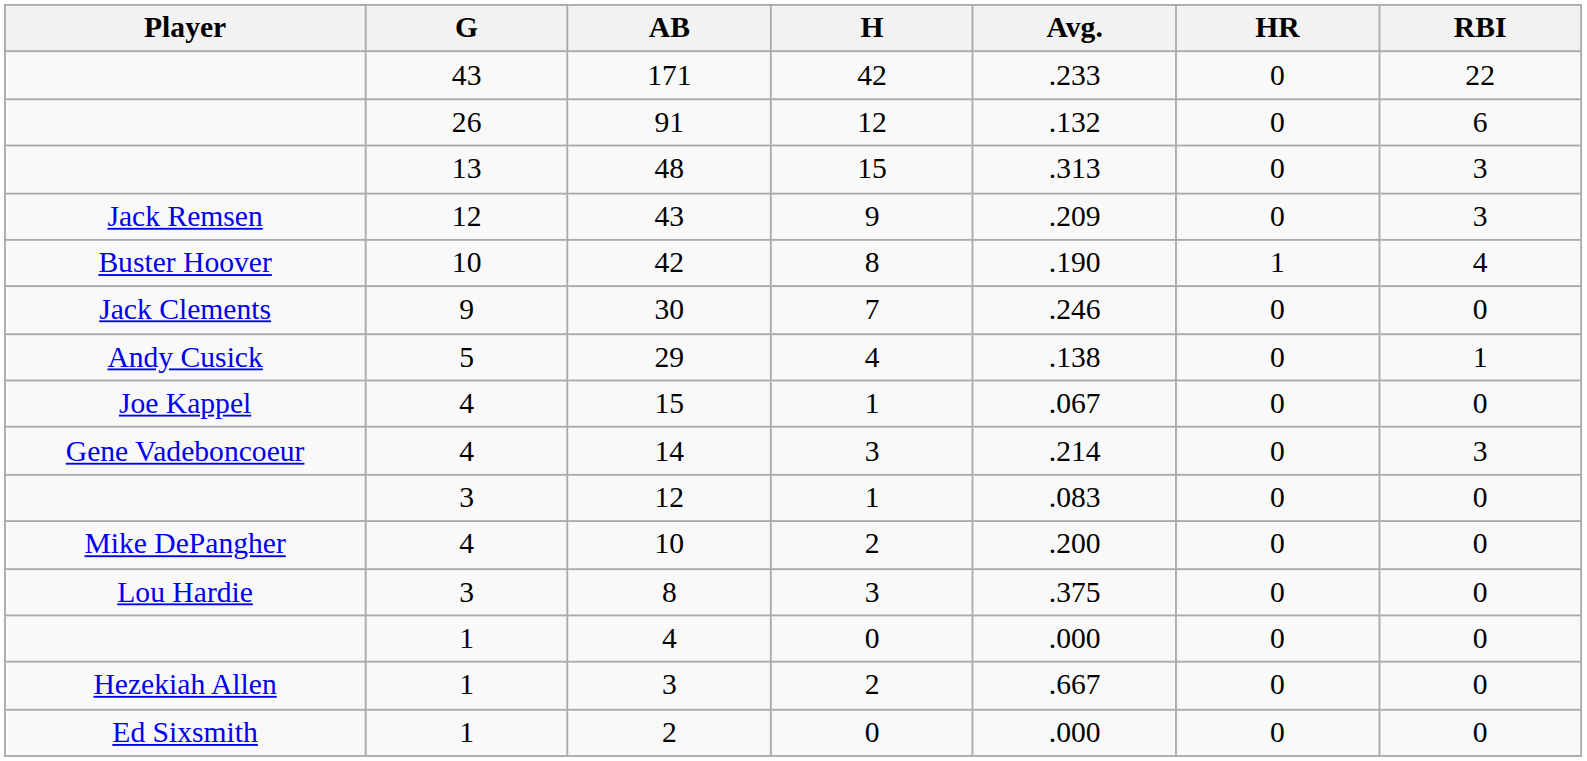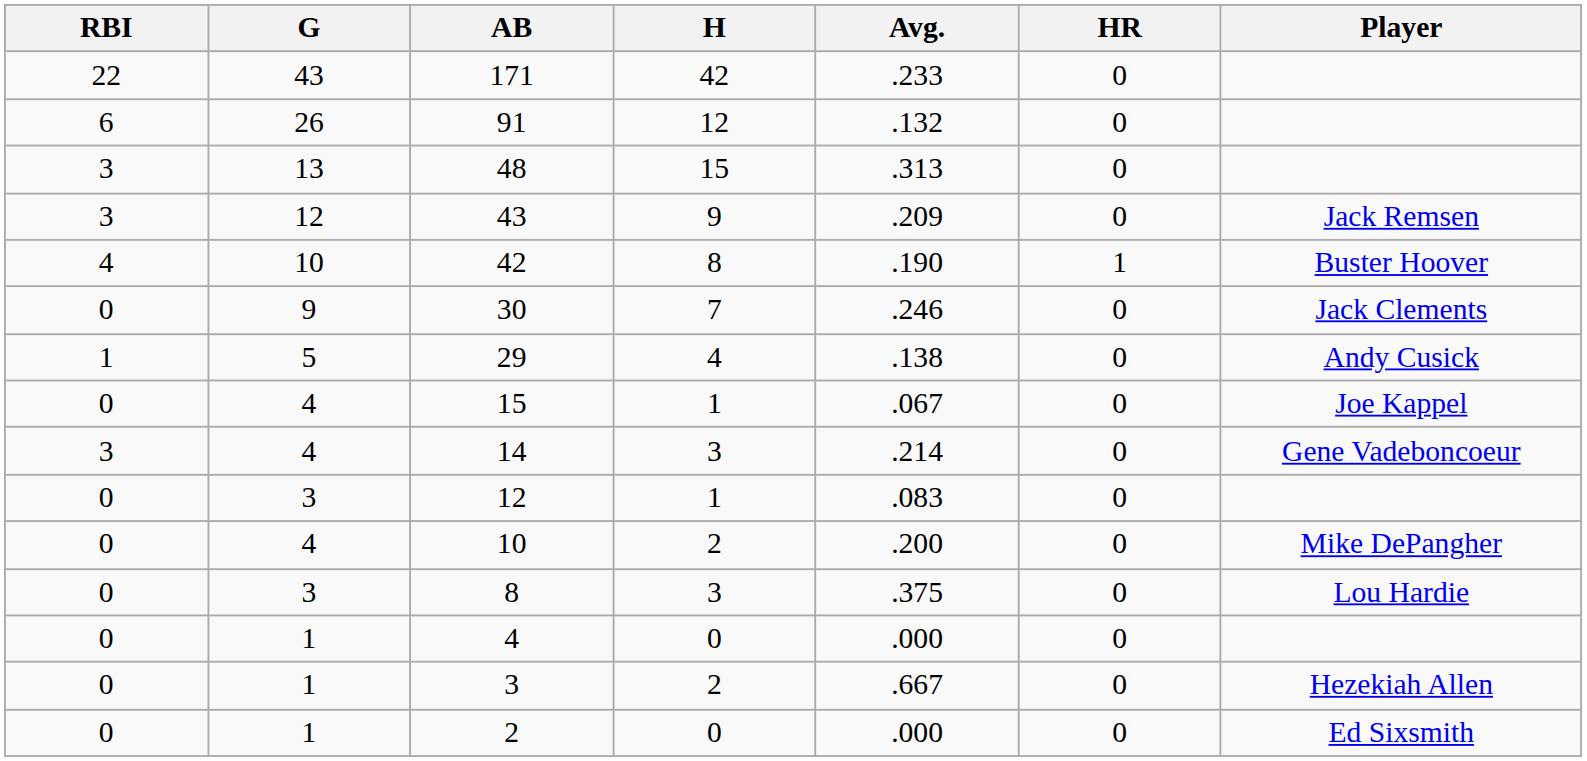columns swapped: (185, 27) <-> (1480, 27)
